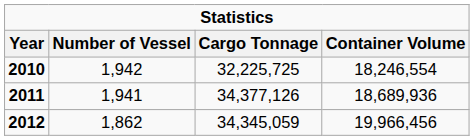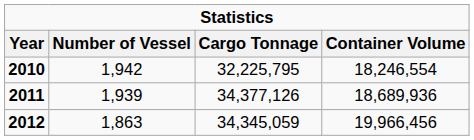(258, 69) 32,225,725 -> (258, 69) 32,225,795
(122, 95) 1,941 -> (122, 95) 1,939
(122, 122) 1,862 -> (122, 122) 1,863
